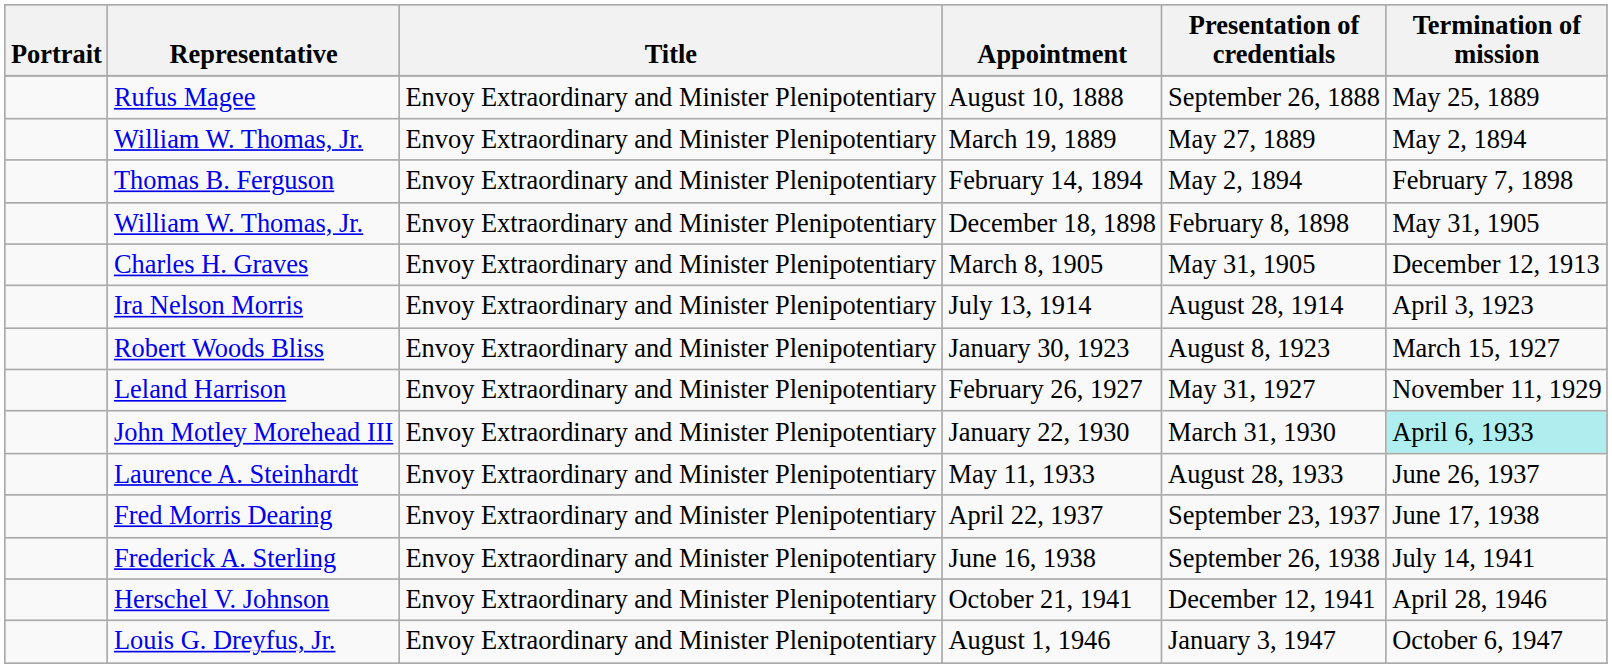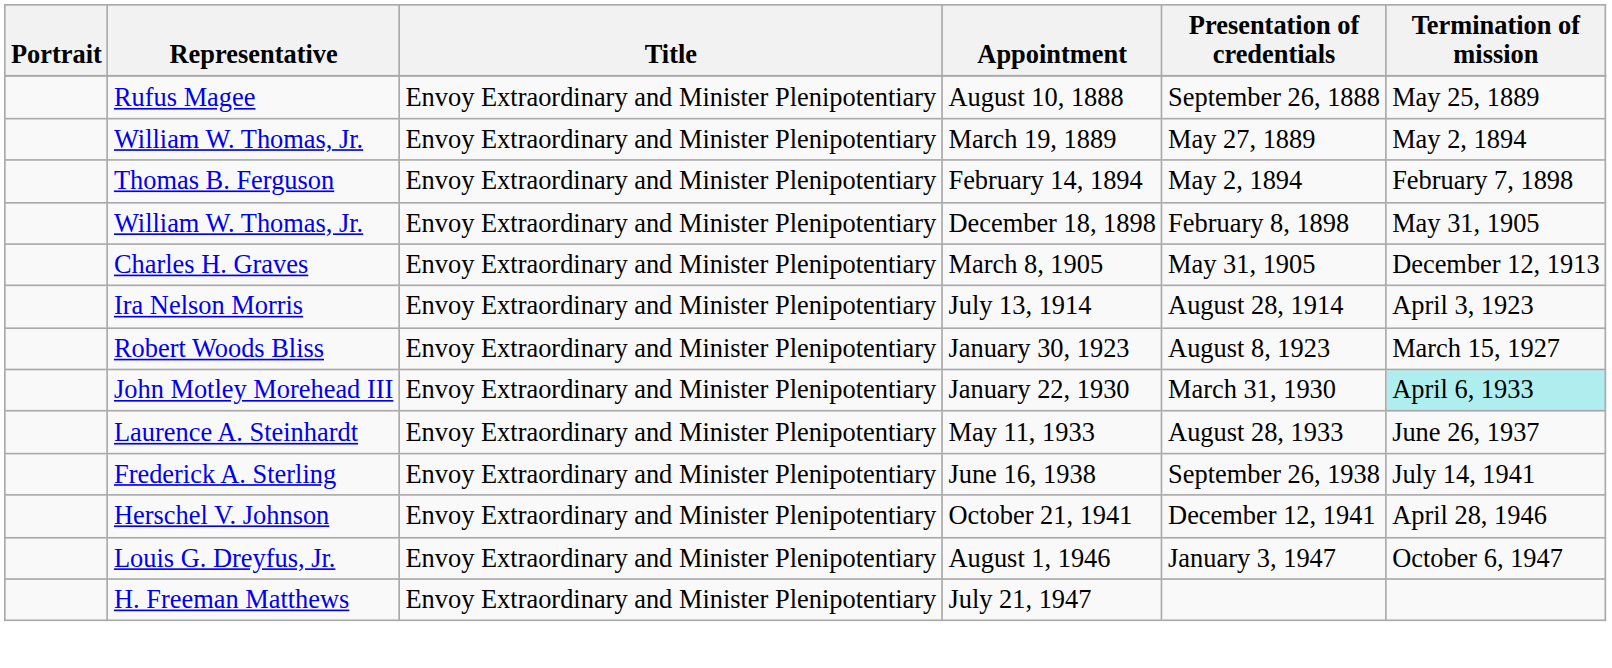- row: (1046, 390)
- row: (1026, 515)
+ row: (1020, 599)
